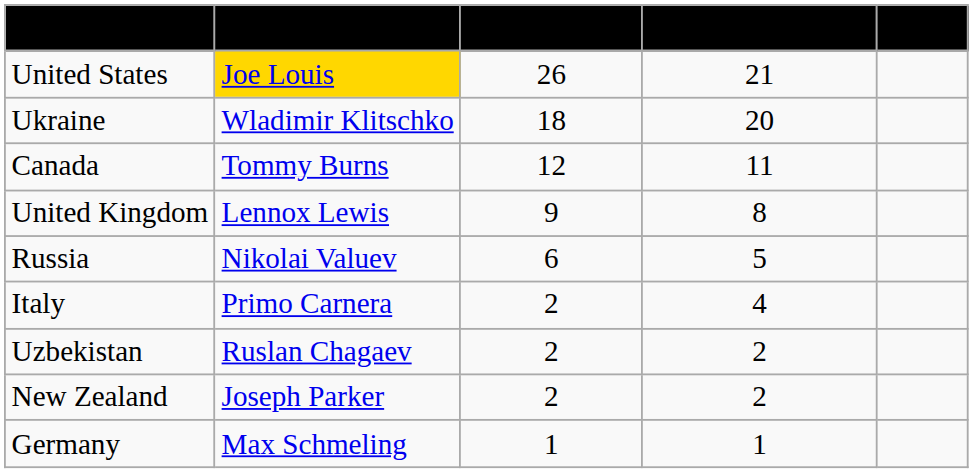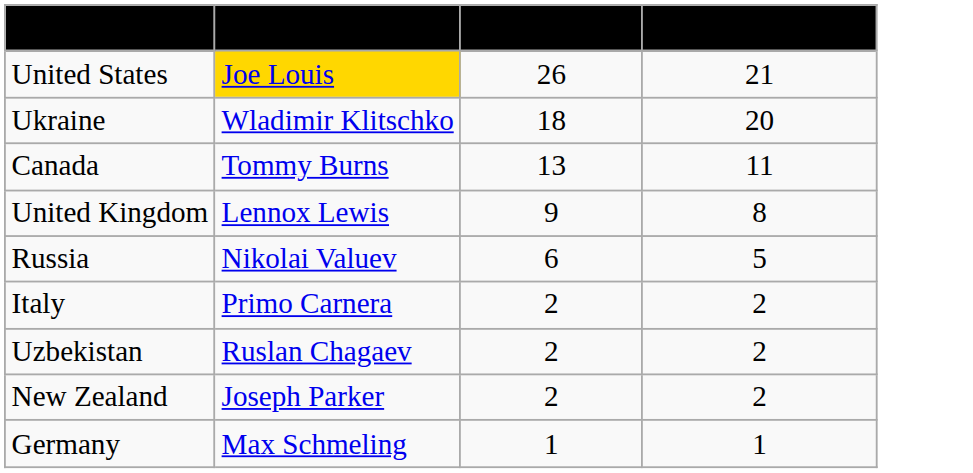- column: (922, 27)
(551, 166) 12 -> (551, 166) 13
(759, 304) 4 -> (759, 304) 2
